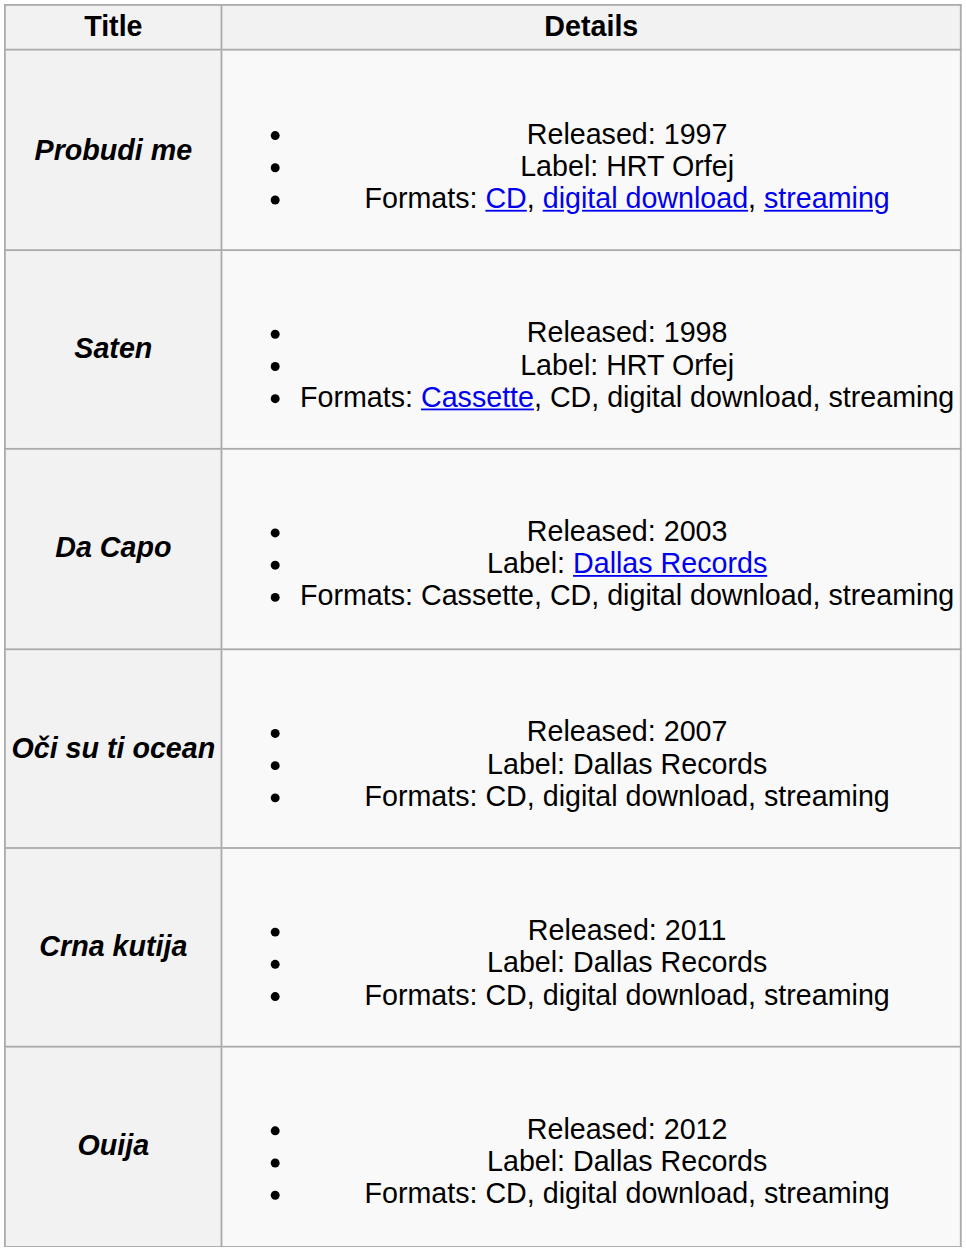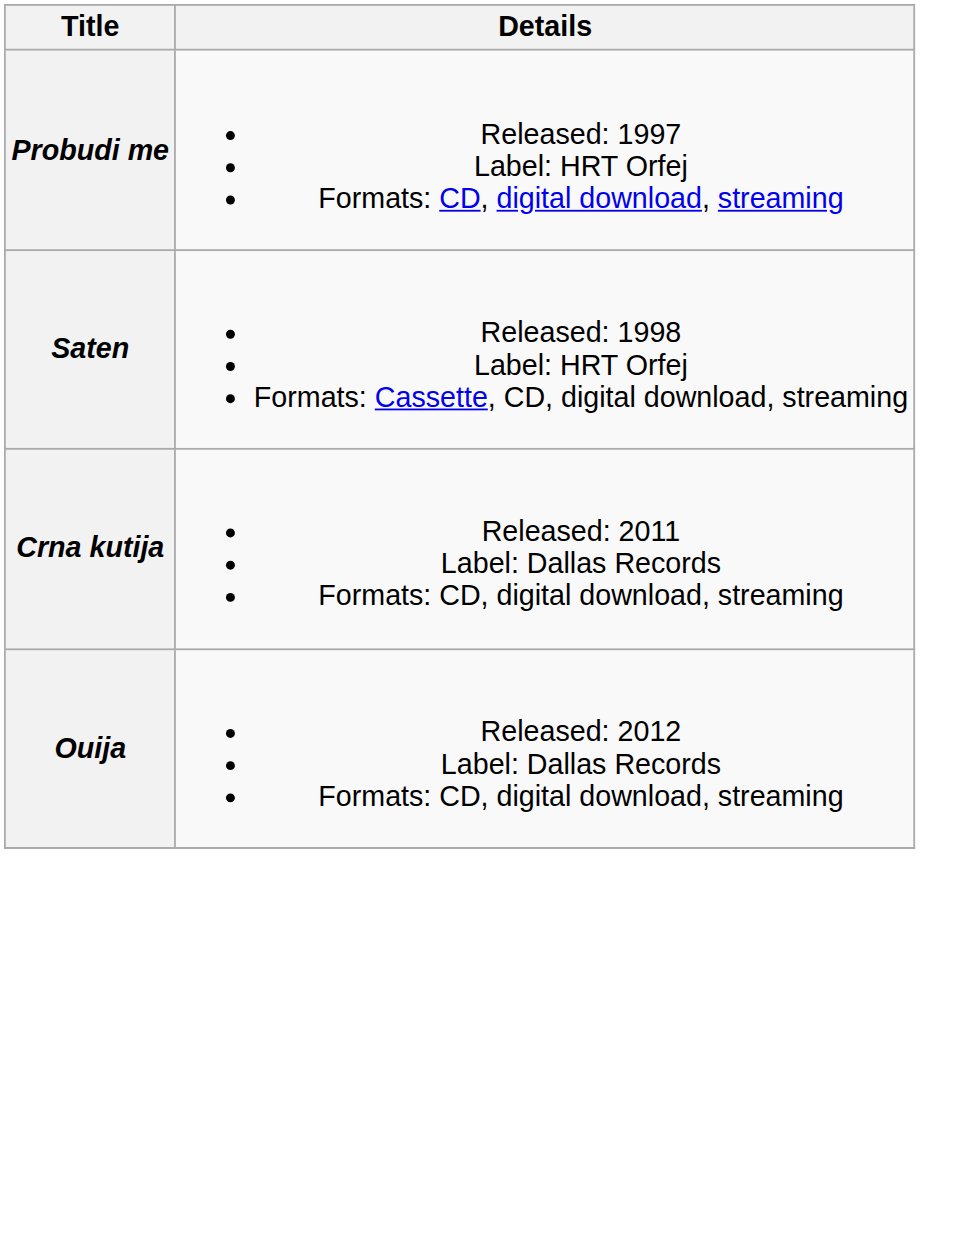- row: (113, 548)
- row: (113, 747)
